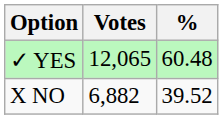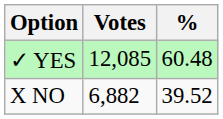(120, 59) 12,065 -> (120, 59) 12,085
